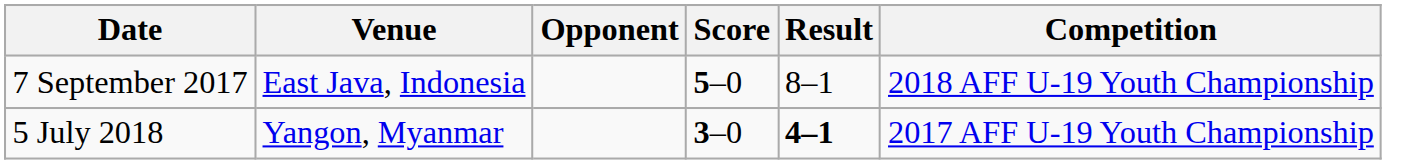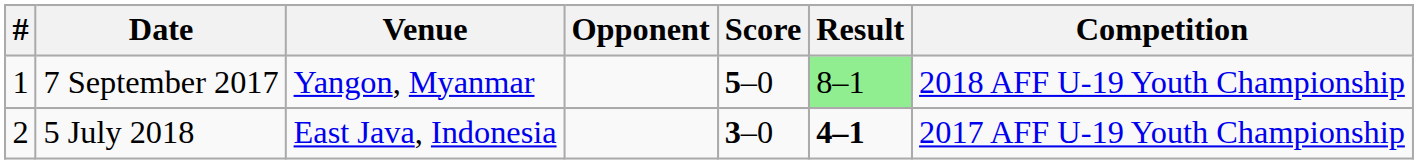+ column: (21, 30)
(394, 81) East Java, Indonesia -> (414, 81) Yangon, Myanmar
(809, 81) no background -> (840, 81) lightgreen background
(383, 132) Yangon, Myanmar -> (425, 132) East Java, Indonesia
